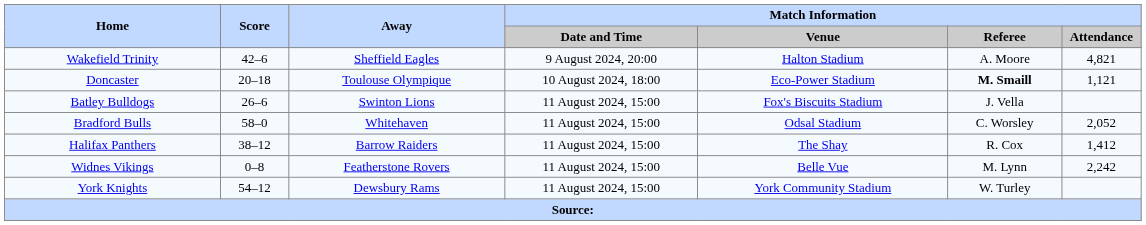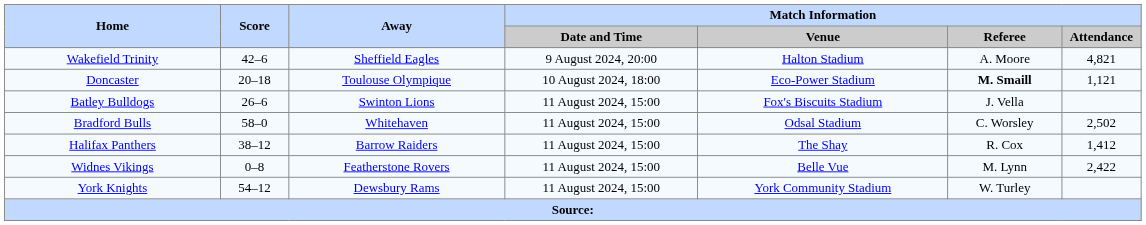(1101, 123) 2,052 -> (1101, 123) 2,502
(1101, 166) 2,242 -> (1101, 166) 2,422
